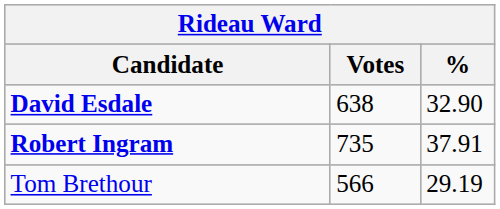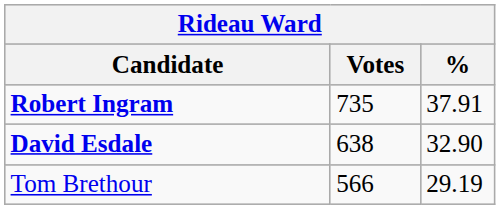rows swapped: (92, 143) <-> (81, 104)
